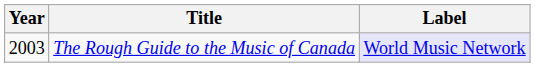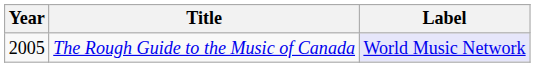(27, 47) 2003 -> (27, 47) 2005
